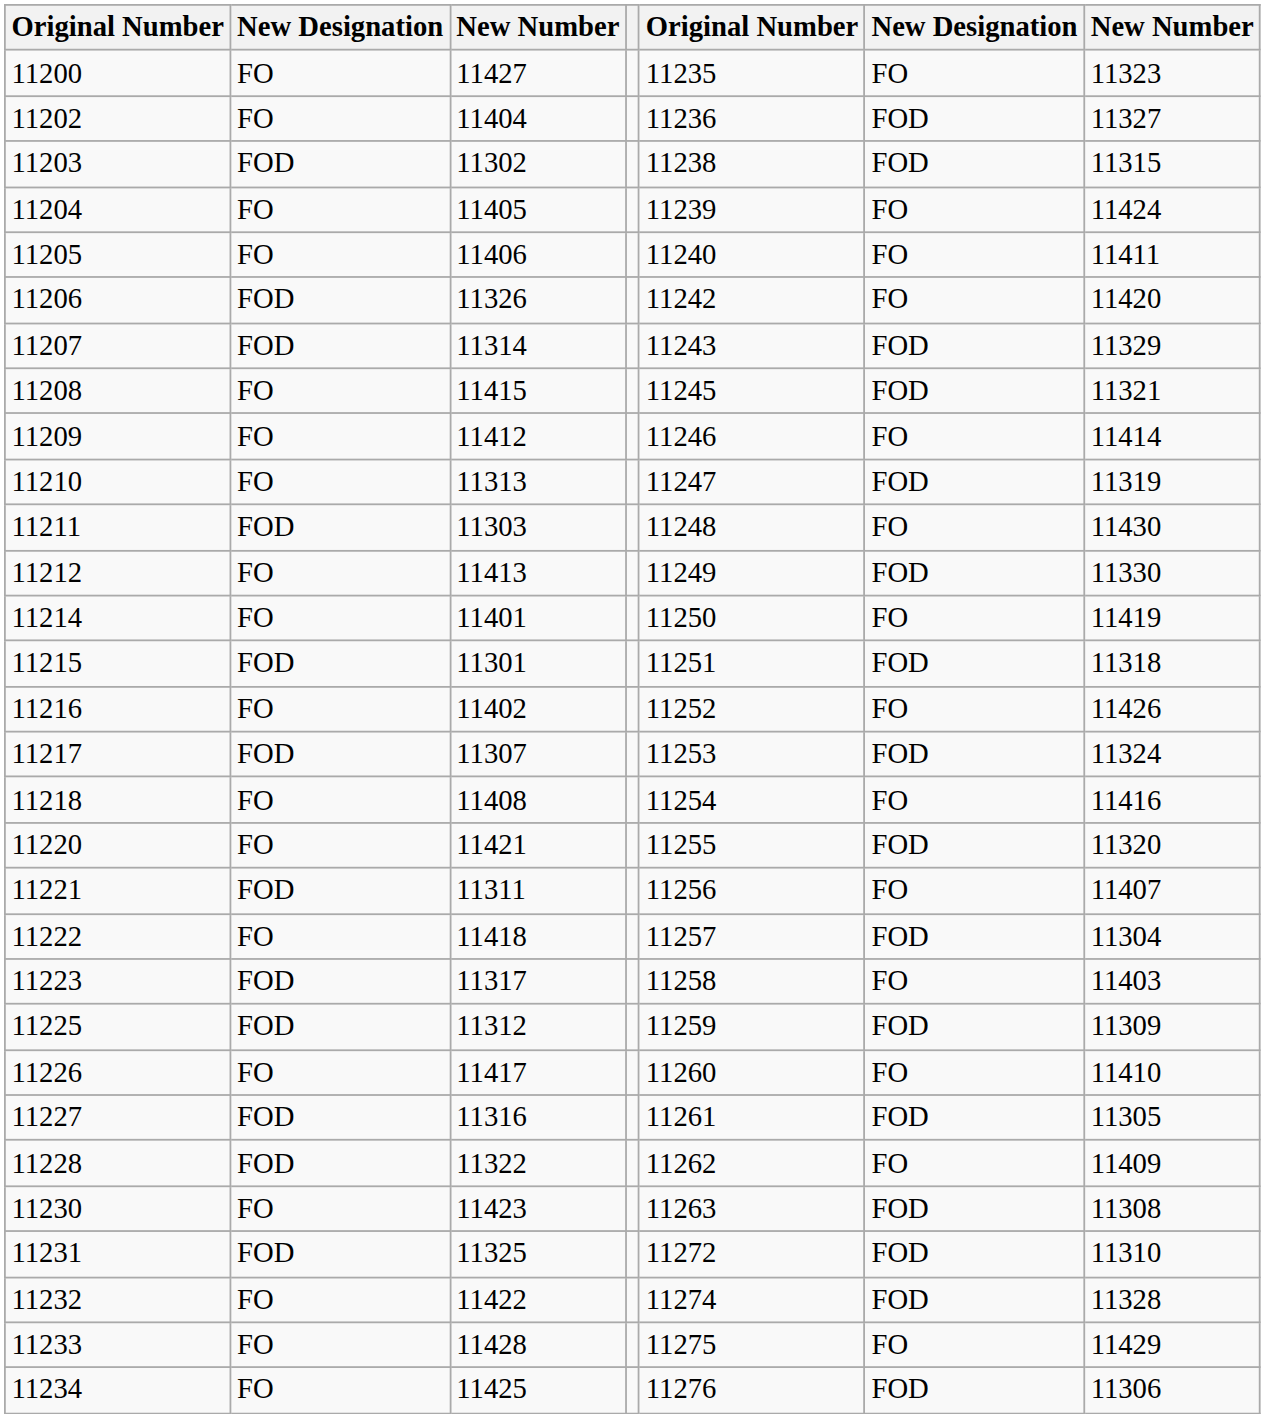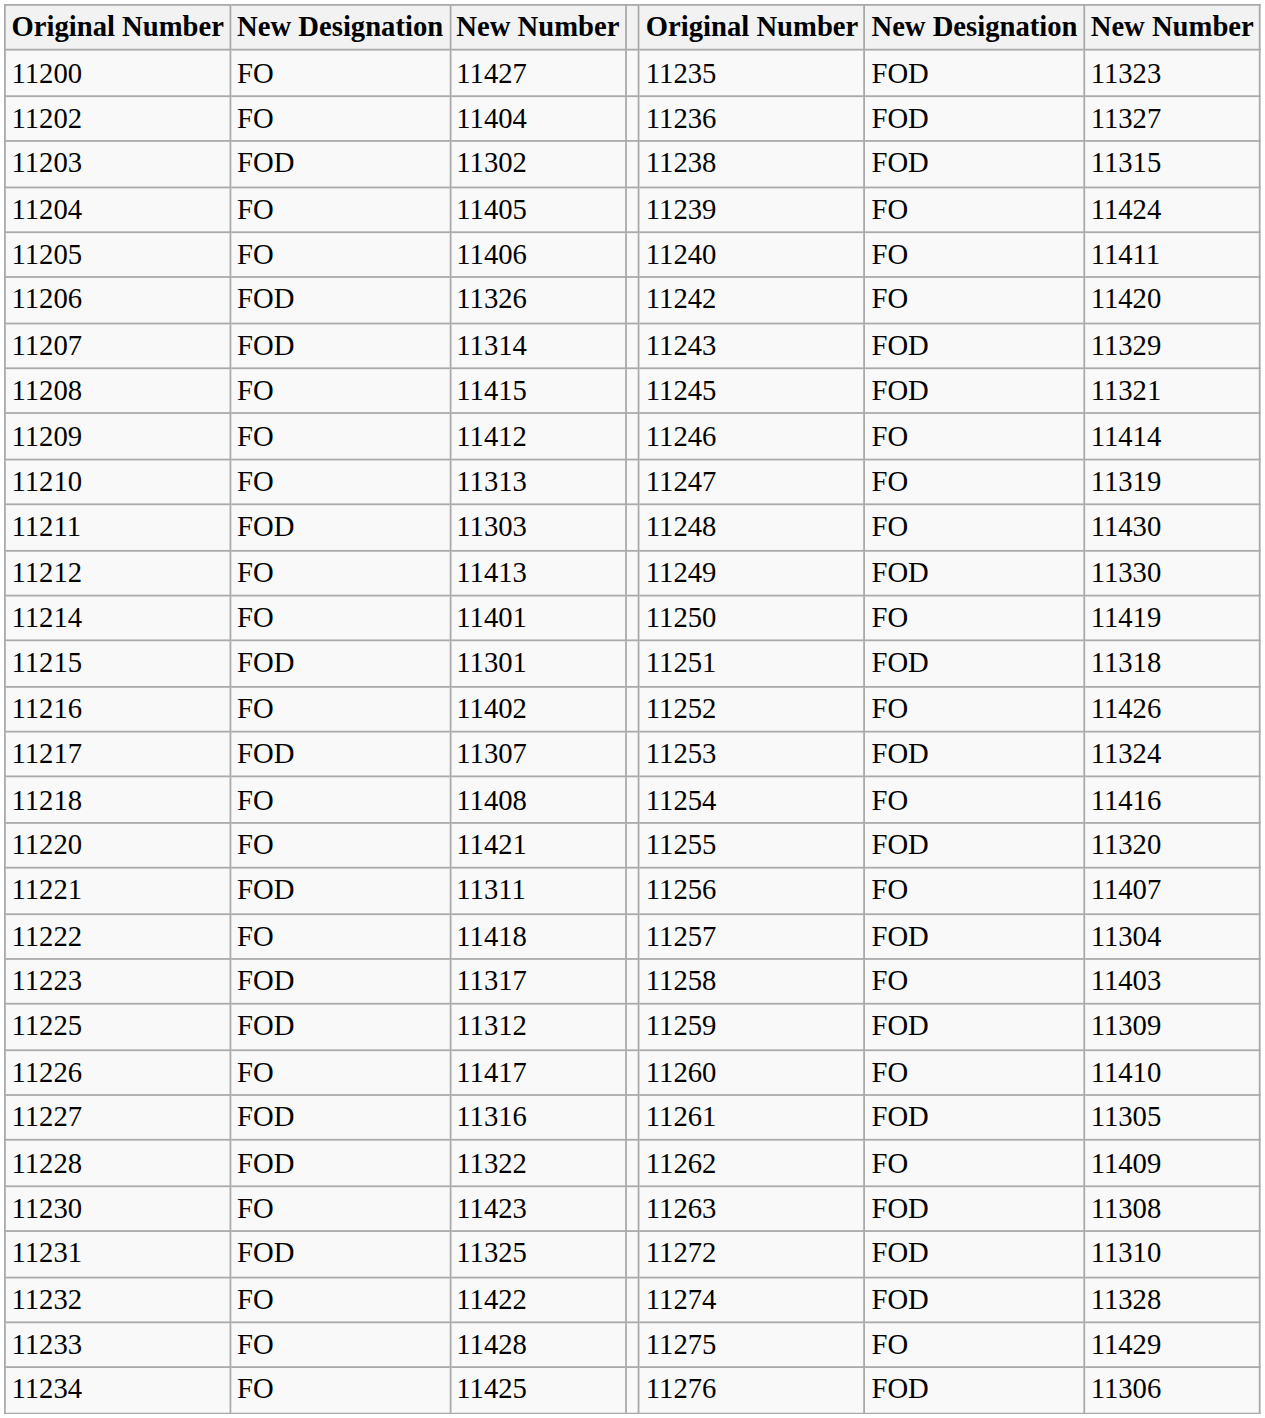(890, 72) FO -> (900, 72) FOD
(900, 481) FOD -> (890, 481) FO
